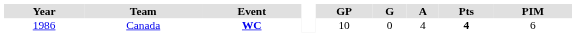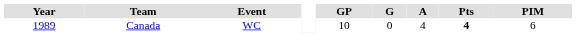(44, 25) 1986 -> (44, 25) 1989
(252, 25) bold -> (252, 25) normal
